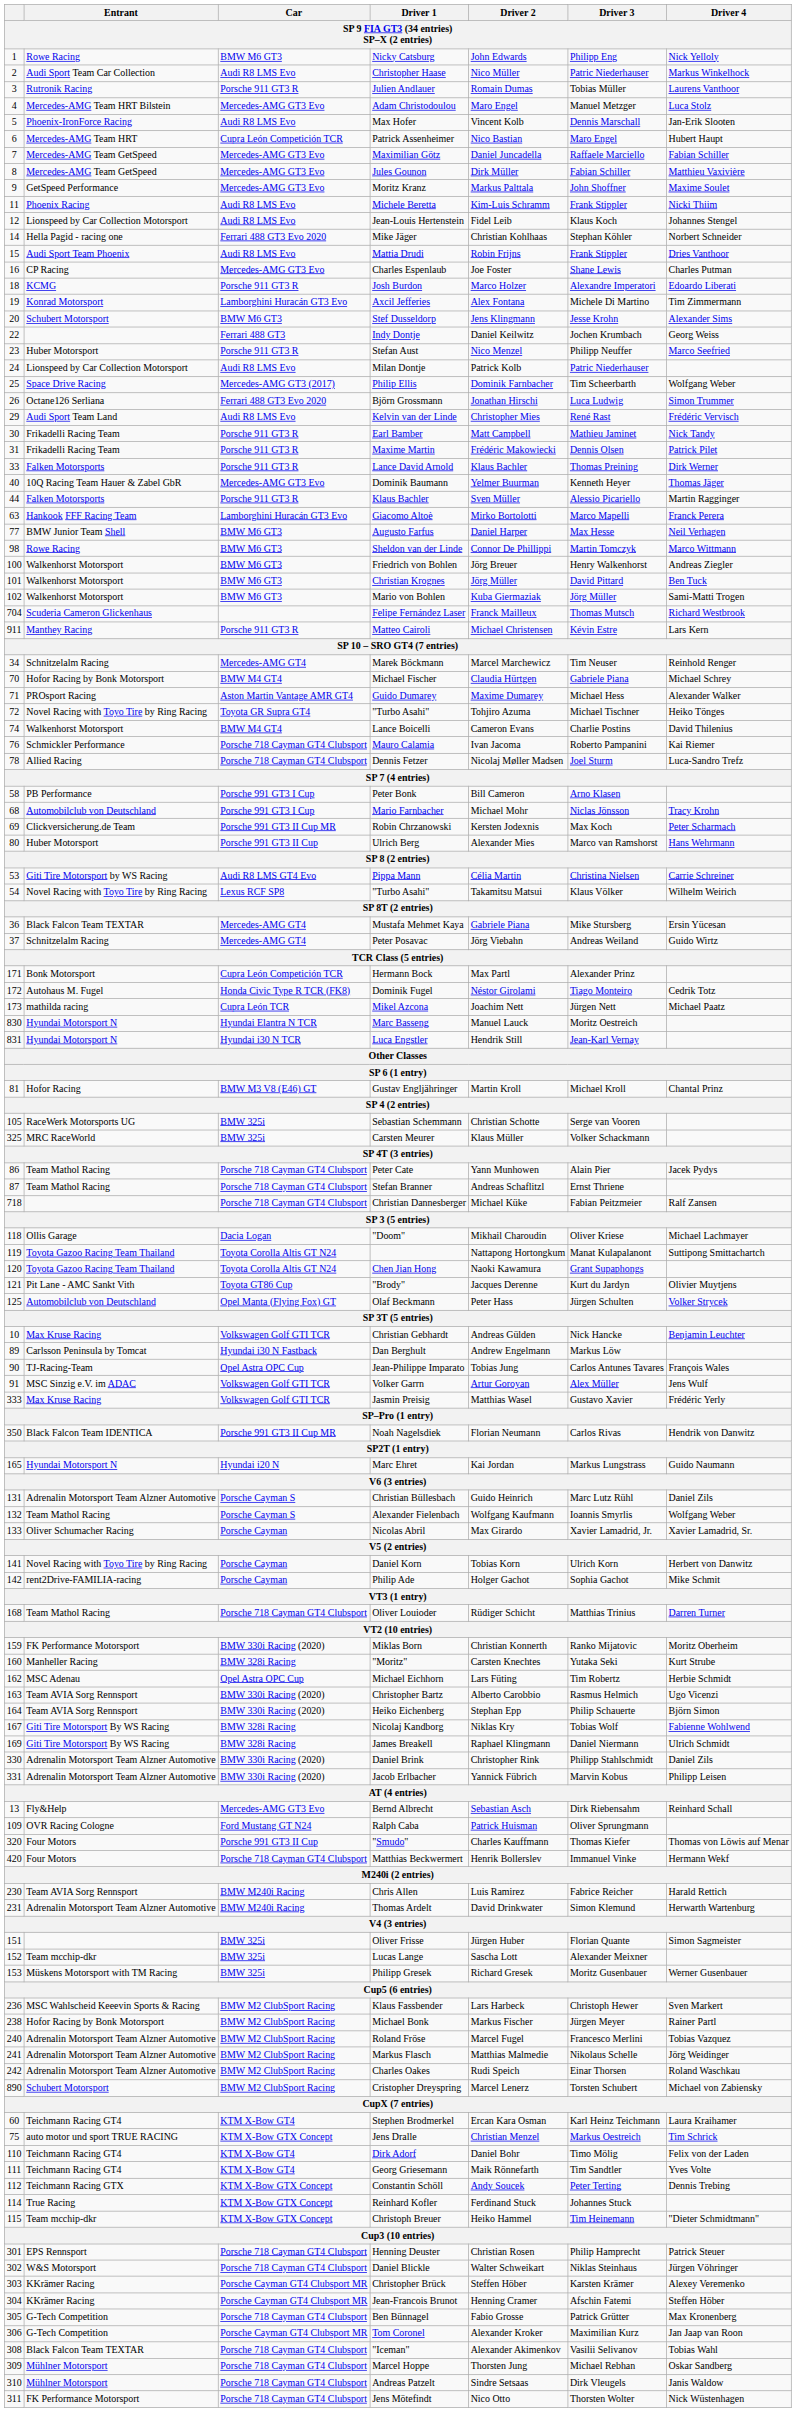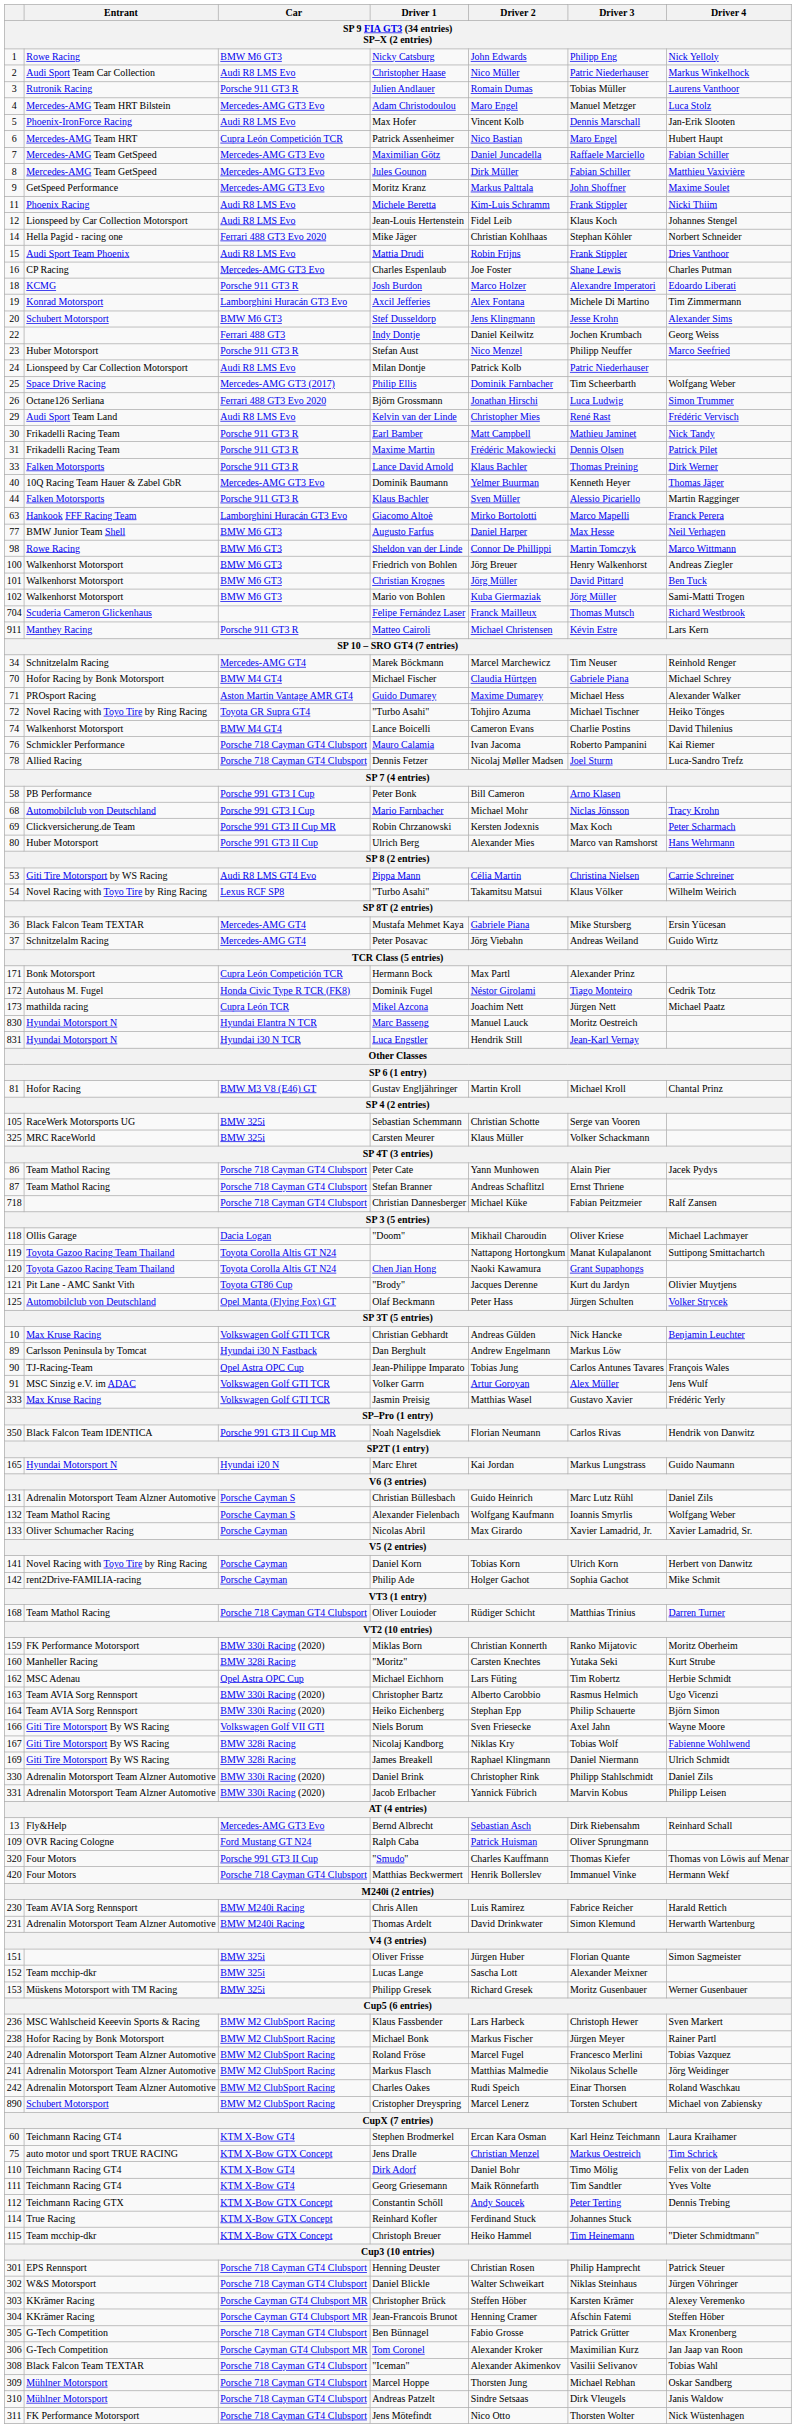+ row: (14, 1727)
